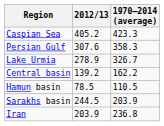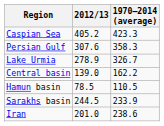(87, 74) 139.2 -> (87, 74) 139.0
(125, 101) 203.9 -> (125, 101) 233.9
(87, 114) 203.9 -> (87, 114) 201.0
(125, 114) 236.8 -> (125, 114) 238.6
